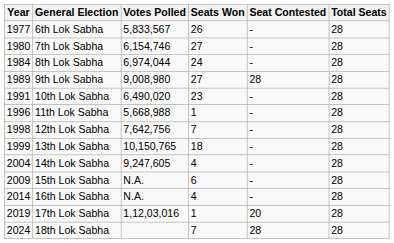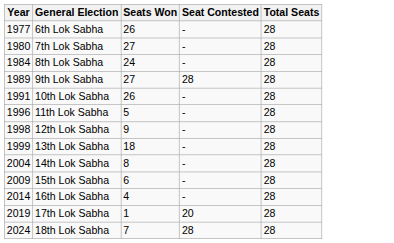- column: (155, 12)
(197, 96) 23 -> (129, 96) 26
(194, 113) 1 -> (126, 113) 5
(194, 130) 7 -> (126, 130) 9
(194, 163) 4 -> (126, 163) 8
